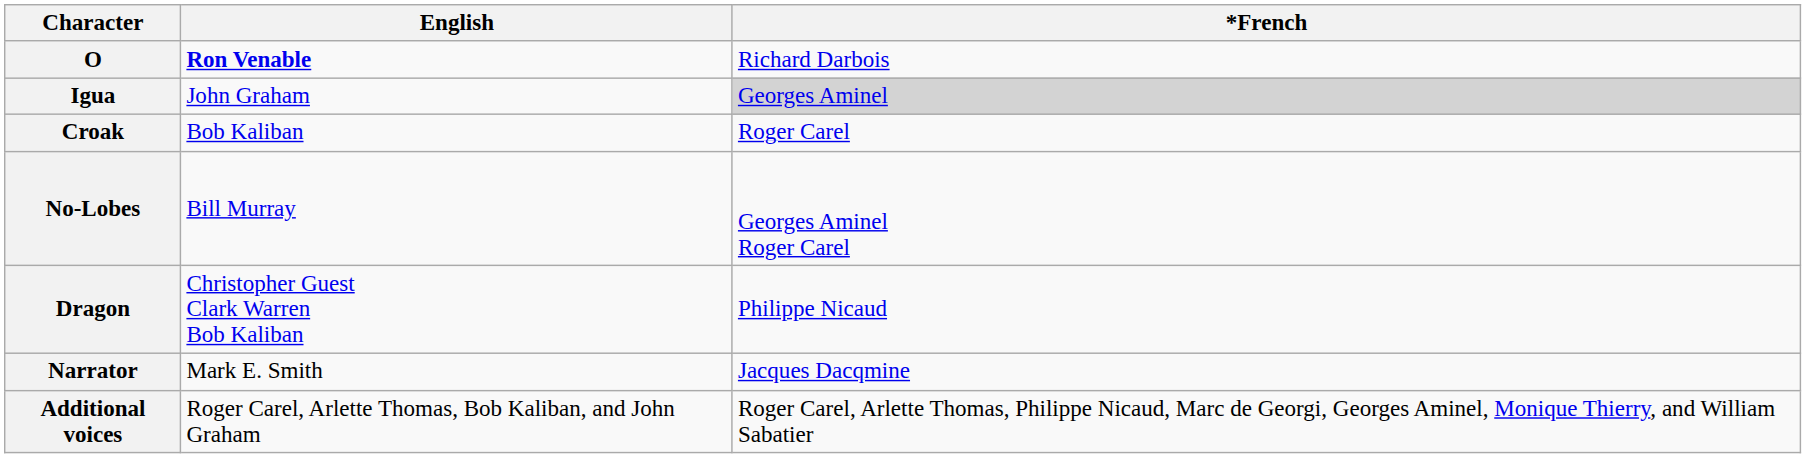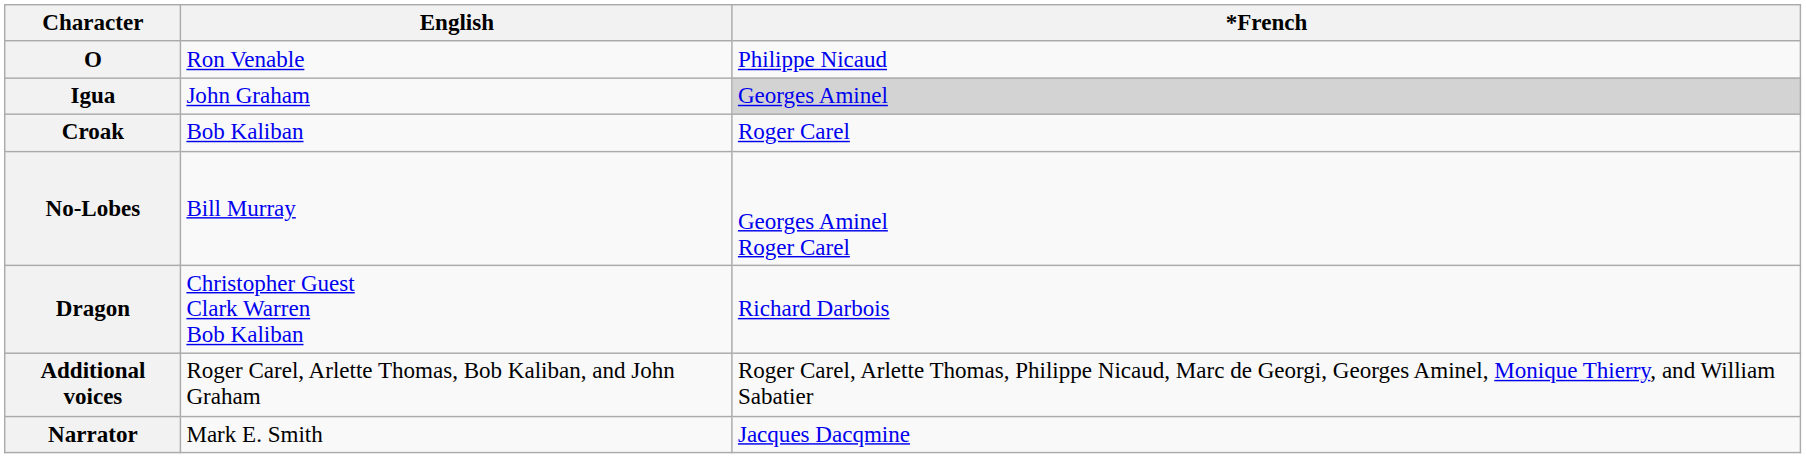(249, 59) bold -> (245, 59) normal
(814, 59) Richard Darbois -> (812, 59) Philippe Nicaud
(812, 309) Philippe Nicaud -> (814, 309) Richard Darbois
rows swapped: (93, 371) <-> (93, 421)
